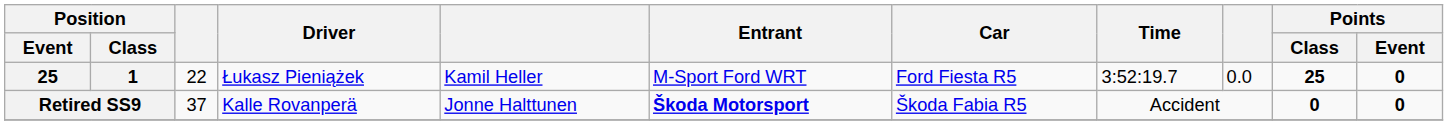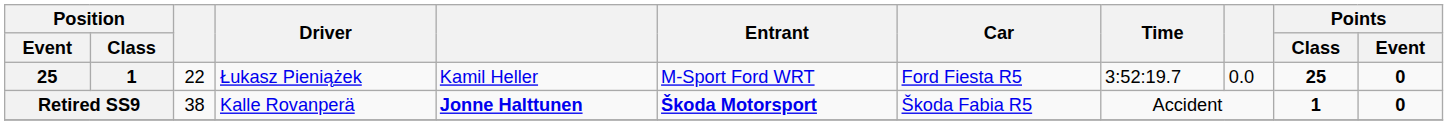(197, 105) 37 -> (195, 105) 38
(511, 105) normal -> (511, 105) bold
(1315, 105) 0 -> (1316, 105) 1
